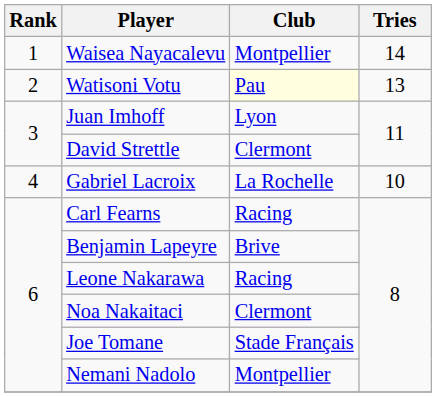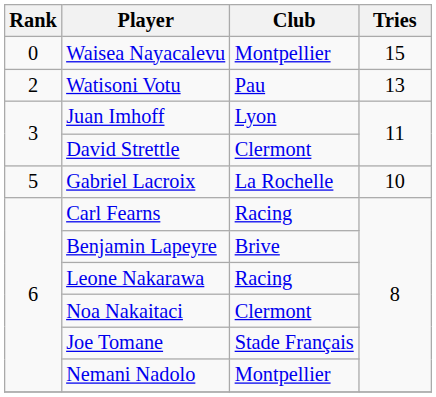(33, 52) 1 -> (33, 52) 0
(395, 52) 14 -> (395, 52) 15
(250, 85) lightyellow background -> (250, 85) no background
(33, 181) 4 -> (33, 181) 5
